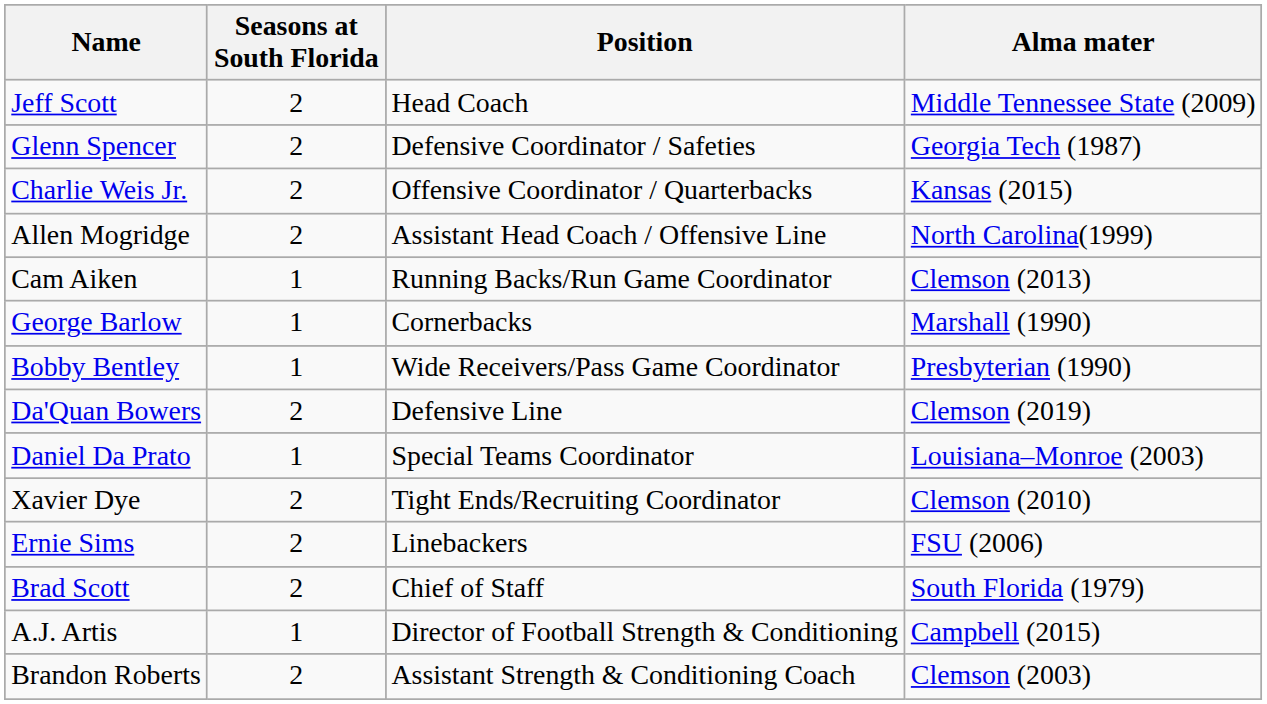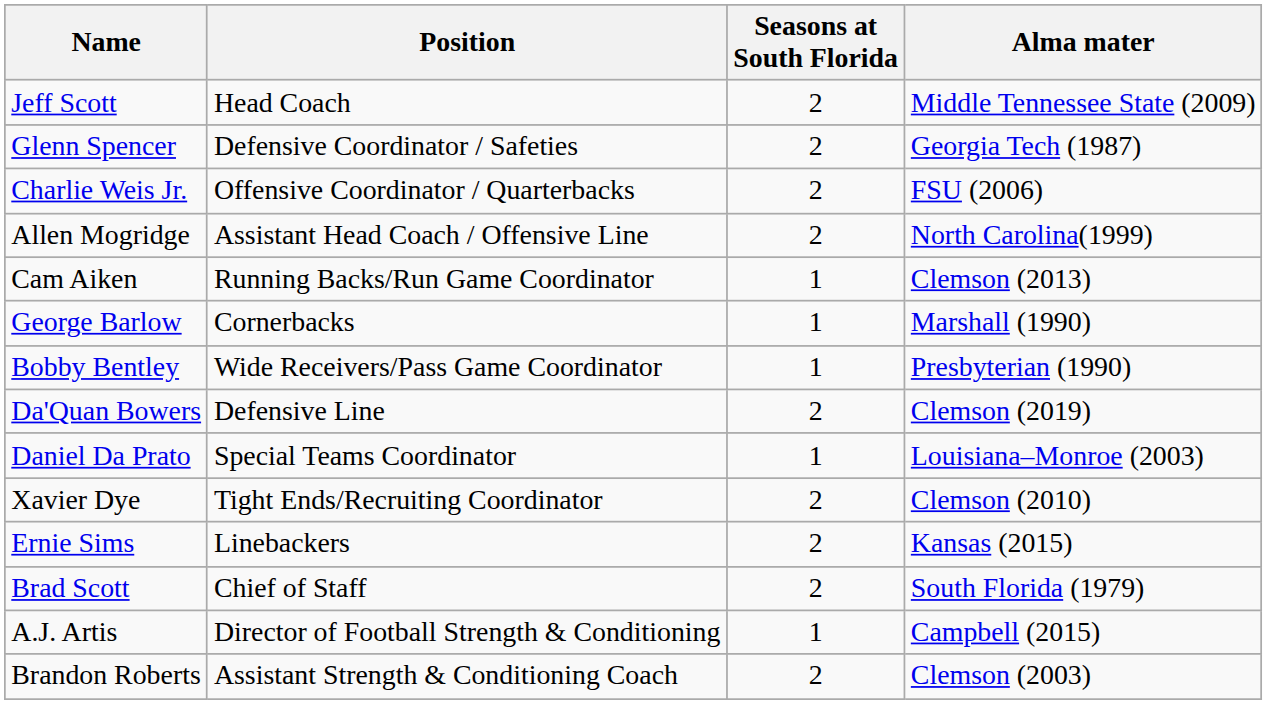columns swapped: (645, 42) <-> (296, 42)
(992, 190) Kansas (2015) -> (977, 190) FSU (2006)
(977, 543) FSU (2006) -> (992, 543) Kansas (2015)
